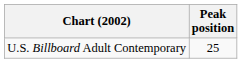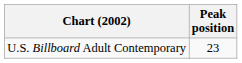(213, 48) 25 -> (213, 48) 23
